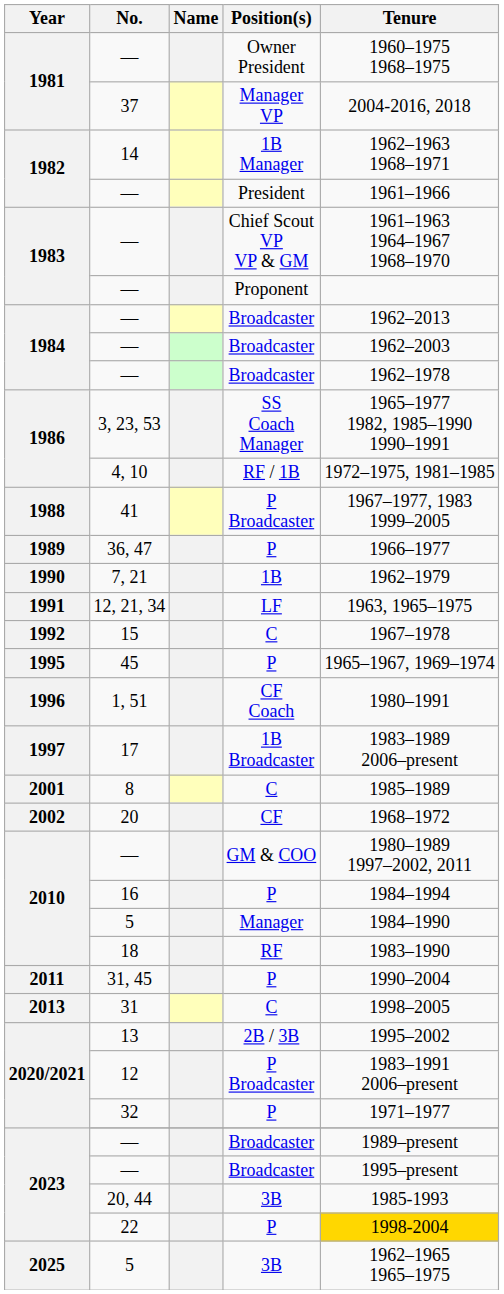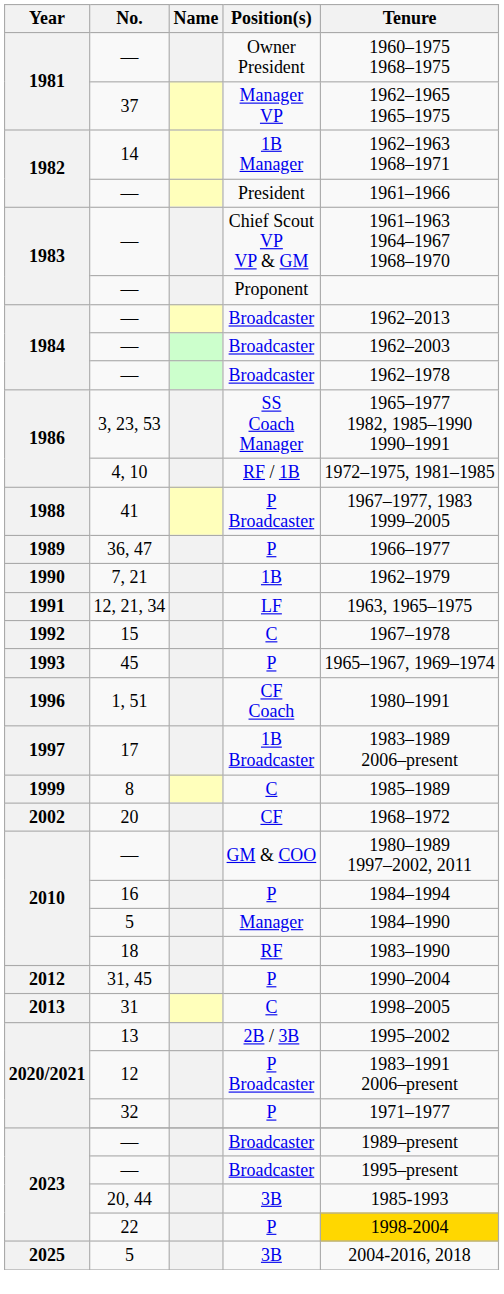(410, 105) 2004-2016, 2018 -> (410, 105) 1962–1965 1965–1975
(47, 663) 1995 -> (47, 663) 1993
(47, 788) 2001 -> (47, 788) 1999
(47, 979) 2011 -> (47, 979) 2012
(410, 1265) 1962–1965 1965–1975 -> (410, 1255) 2004-2016, 2018
